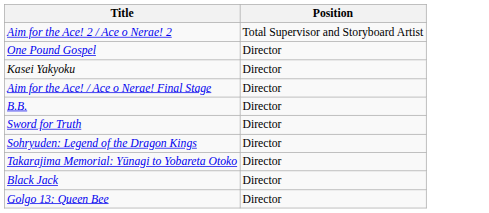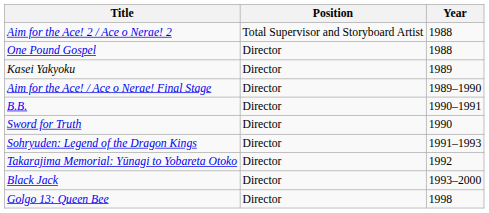+ column: (455, 13)
